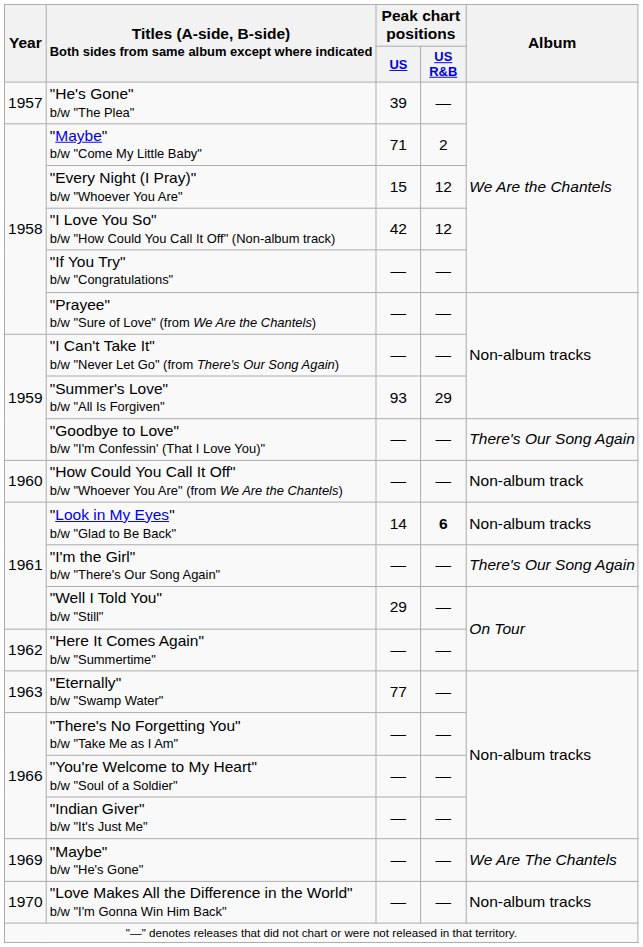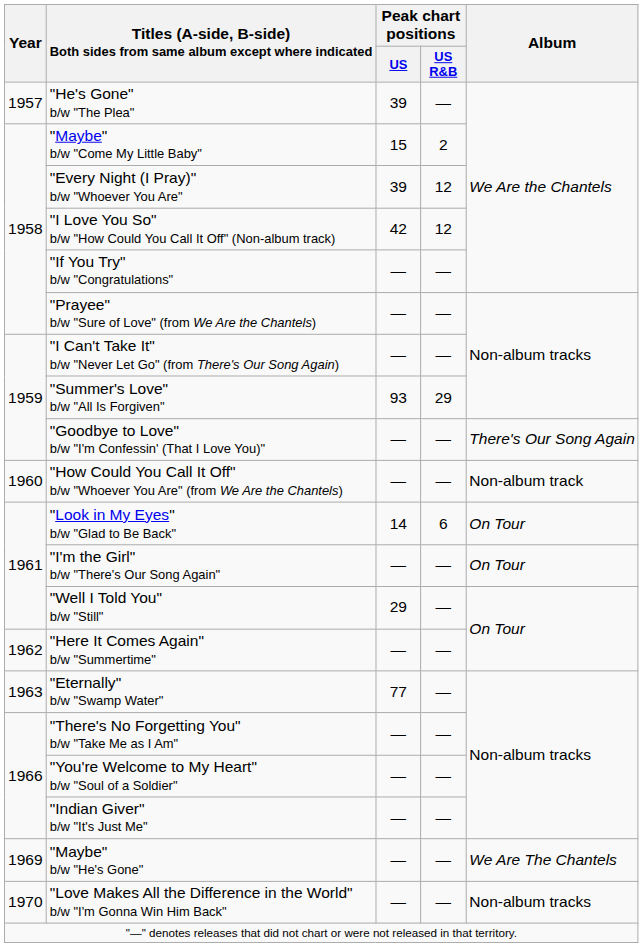(398, 144) 71 -> (398, 144) 15
(398, 186) 15 -> (398, 186) 39
(443, 523) bold -> (443, 523) normal
(530, 523) Non-album tracks -> (497, 523) On Tour
(552, 565) There's Our Song Again -> (497, 565) On Tour
